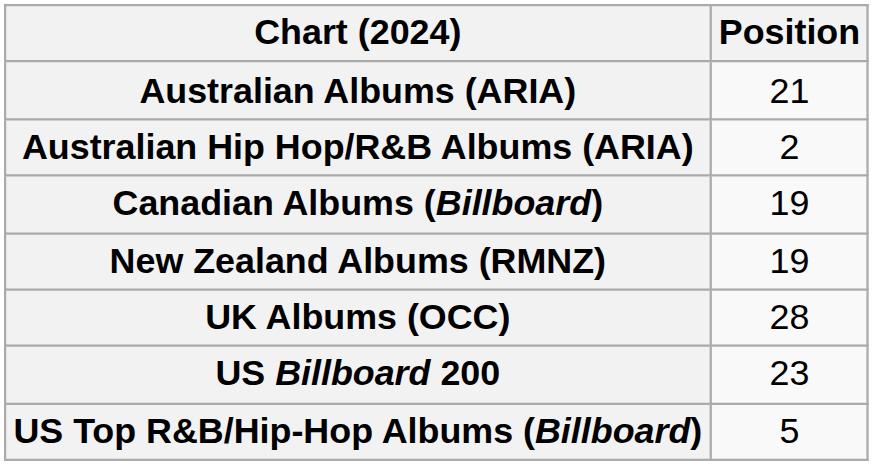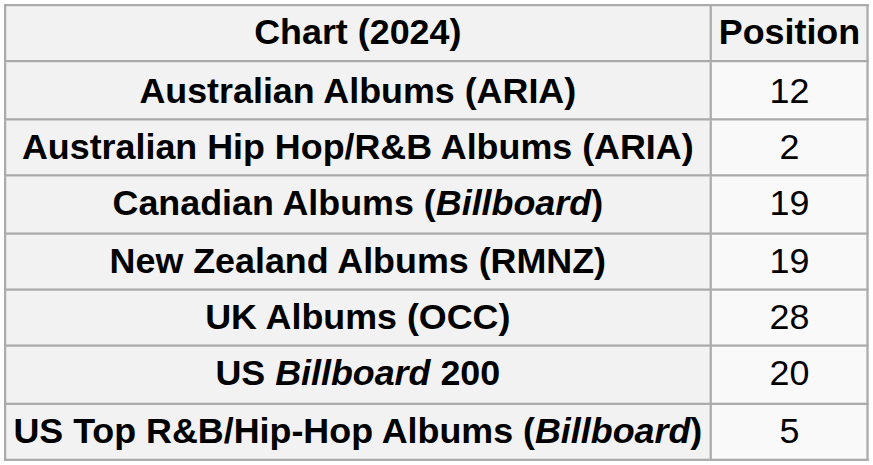(789, 89) 21 -> (789, 89) 12
(789, 373) 23 -> (789, 373) 20
